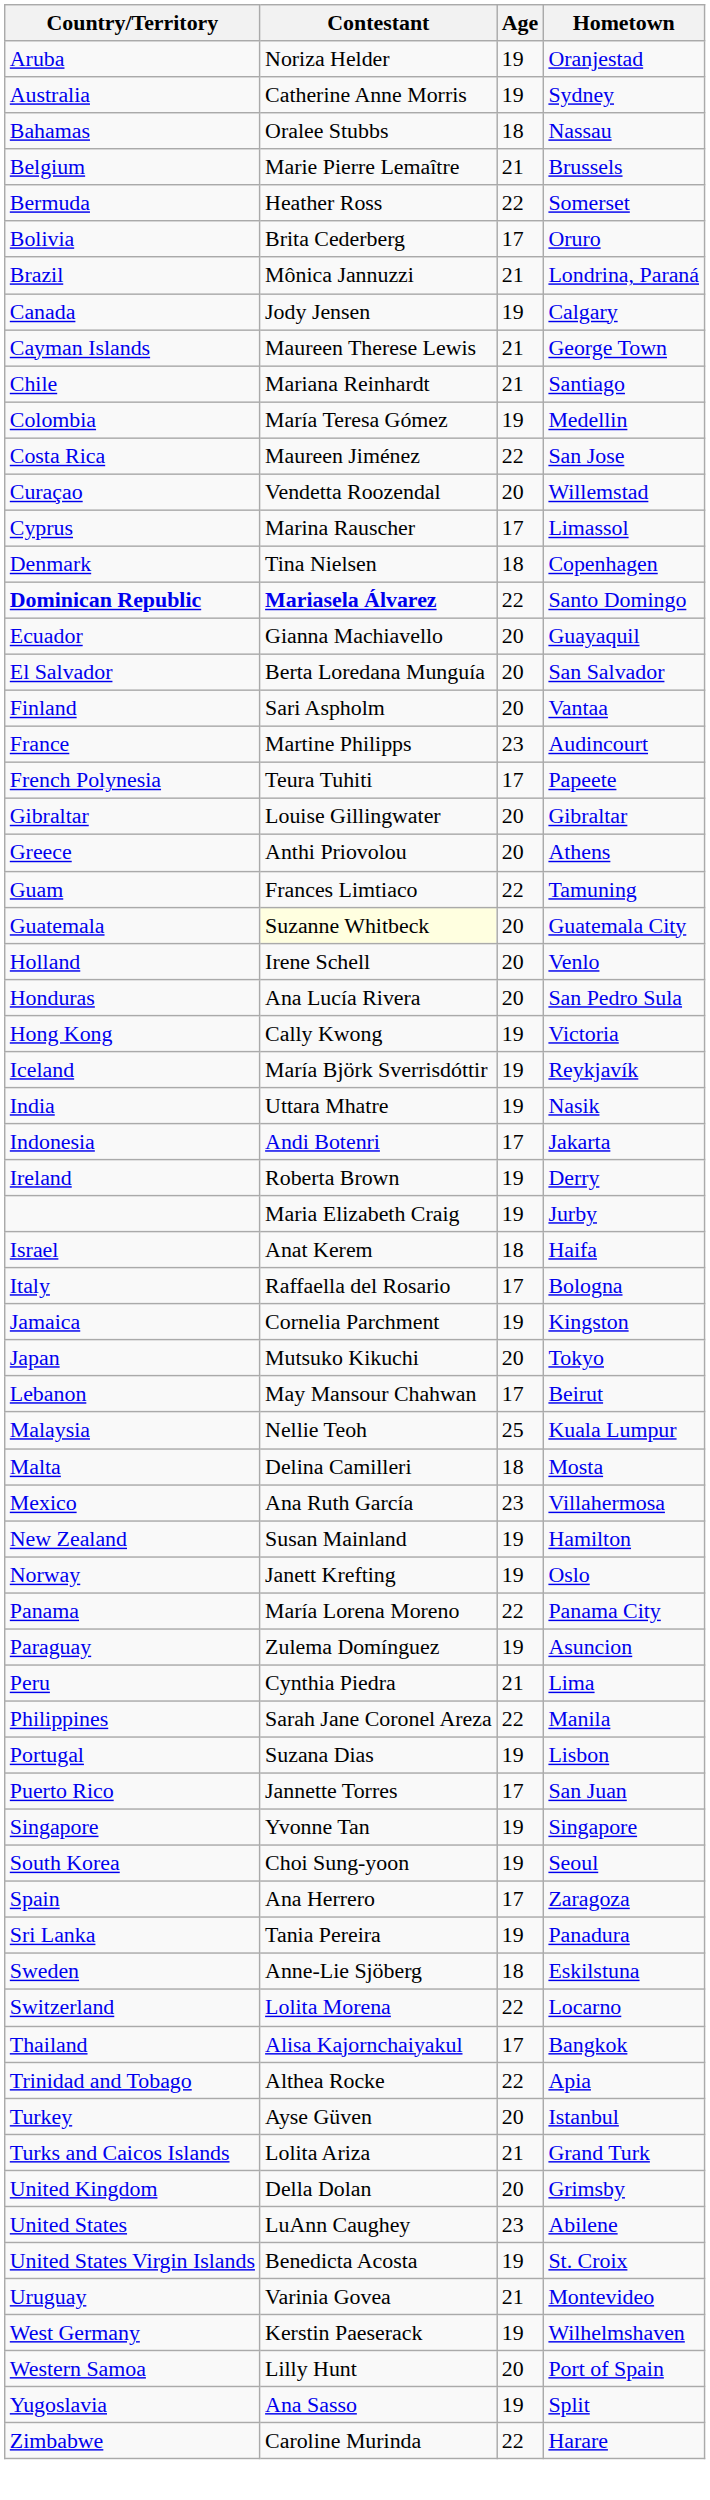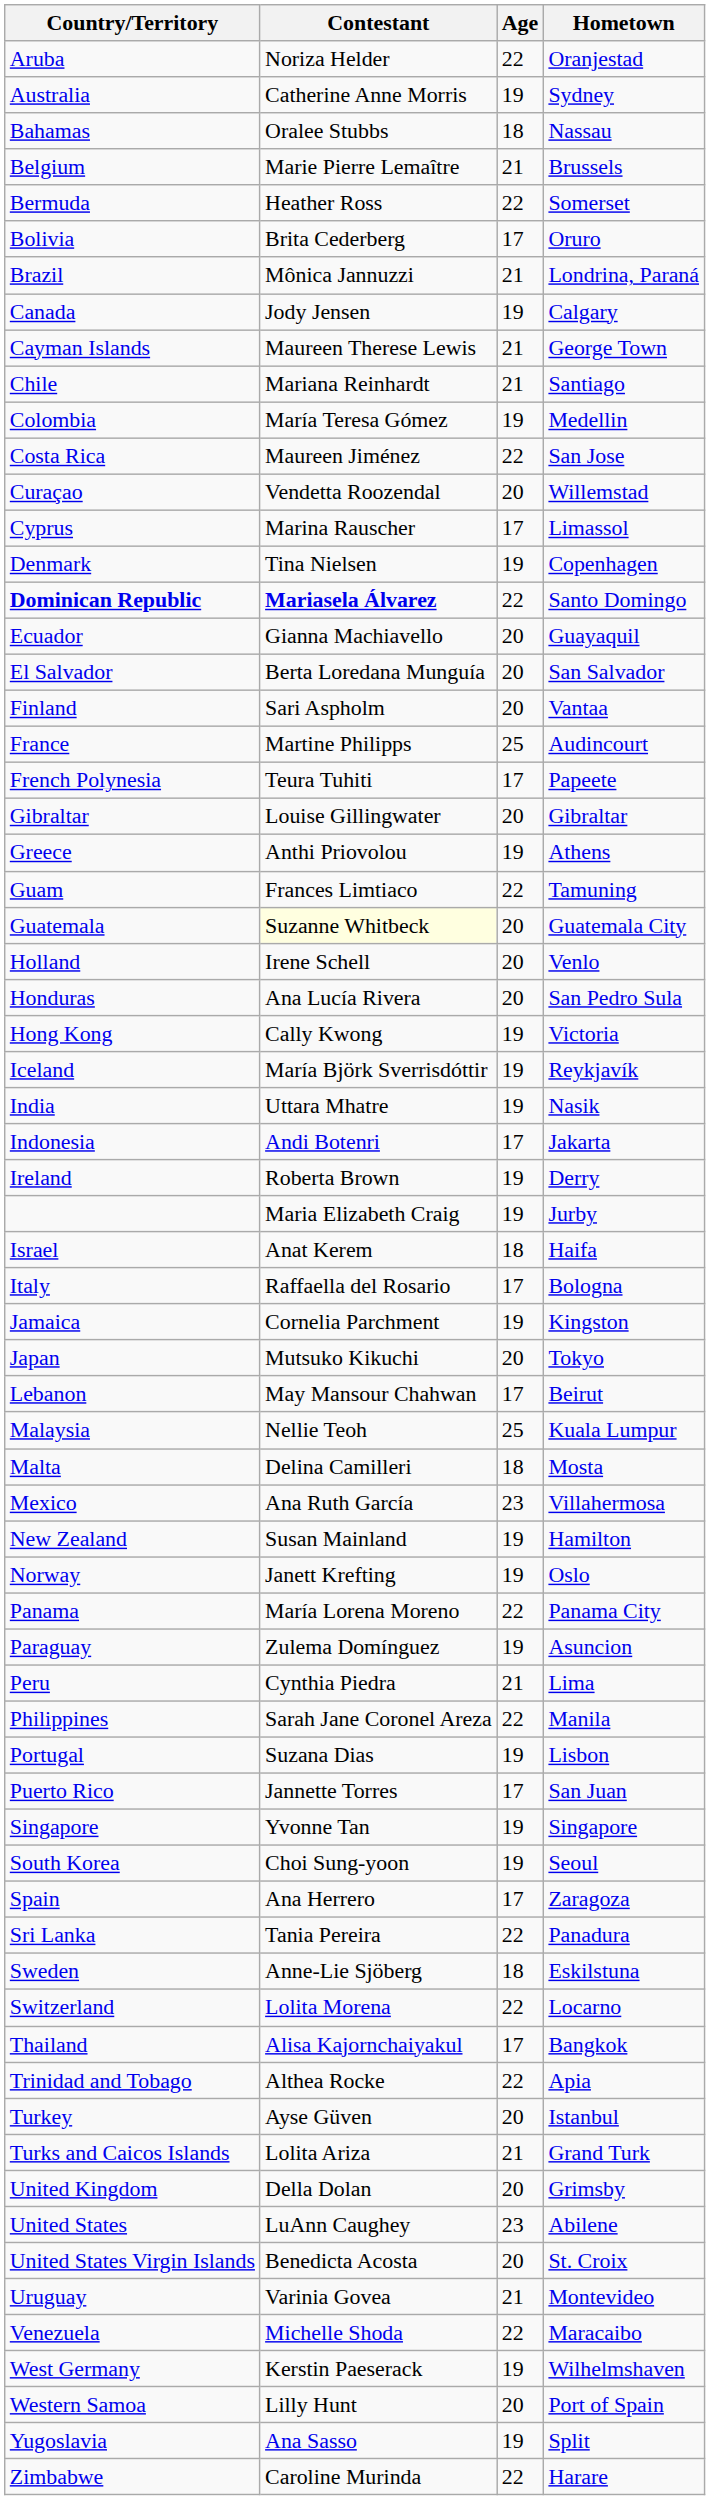(513, 58) 19 -> (513, 58) 22
(513, 564) 18 -> (513, 564) 19
(513, 744) 23 -> (513, 744) 25
(513, 852) 20 -> (513, 852) 19
(513, 1935) 19 -> (513, 1935) 22
(513, 2260) 19 -> (513, 2260) 20
+ row: (55, 2332)
